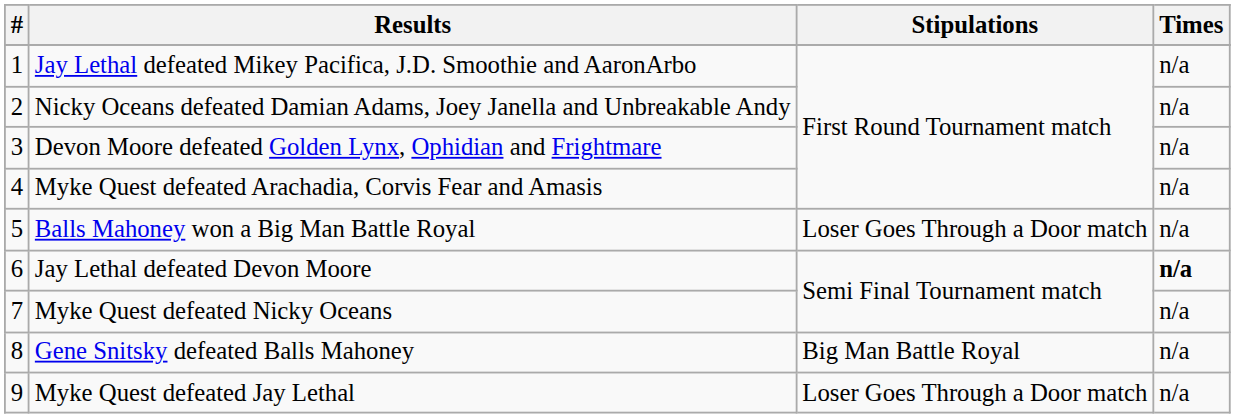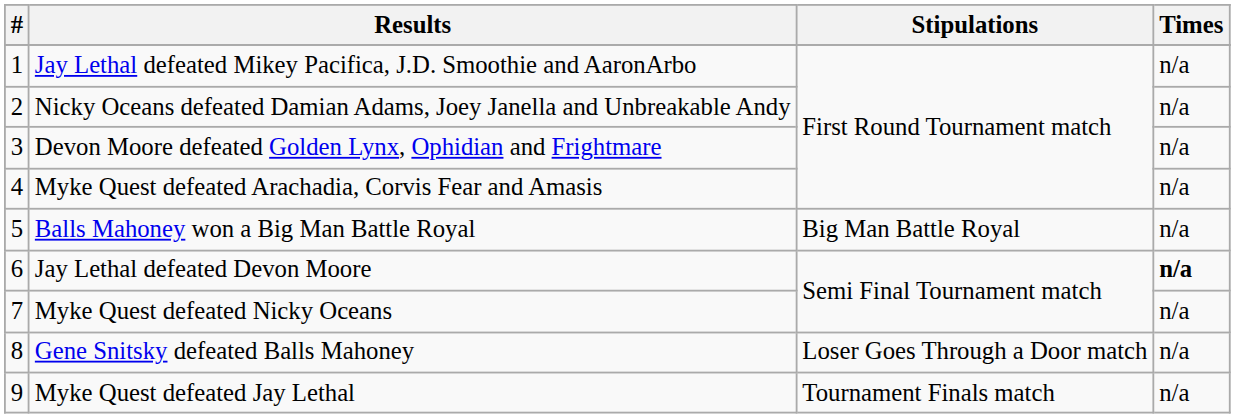(975, 228) Loser Goes Through a Door match -> (911, 228) Big Man Battle Royal
(911, 351) Big Man Battle Royal -> (975, 351) Loser Goes Through a Door match
(975, 392) Loser Goes Through a Door match -> (929, 392) Tournament Finals match
